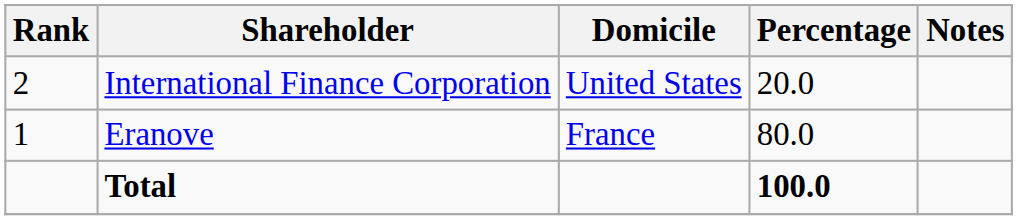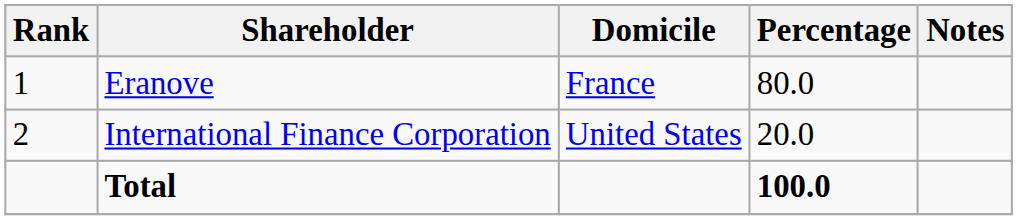rows swapped: (159, 134) <-> (328, 82)
